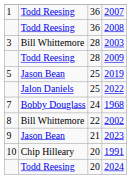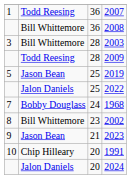(48, 27) Todd Reesing -> (53, 27) Bill Whittemore
(95, 120) 22 -> (95, 120) 23
(48, 167) Todd Reesing -> (47, 167) Jalon Daniels
